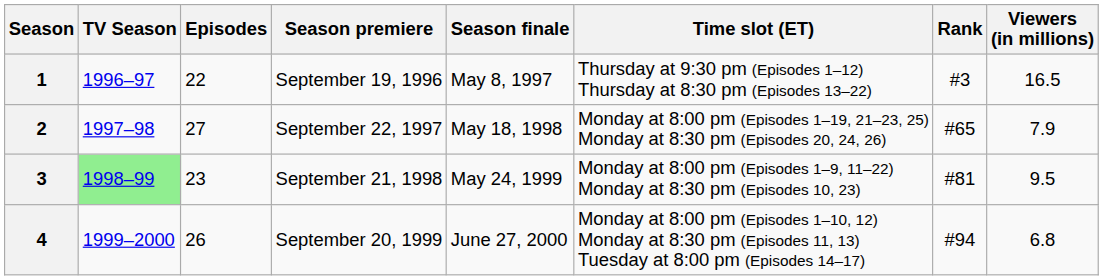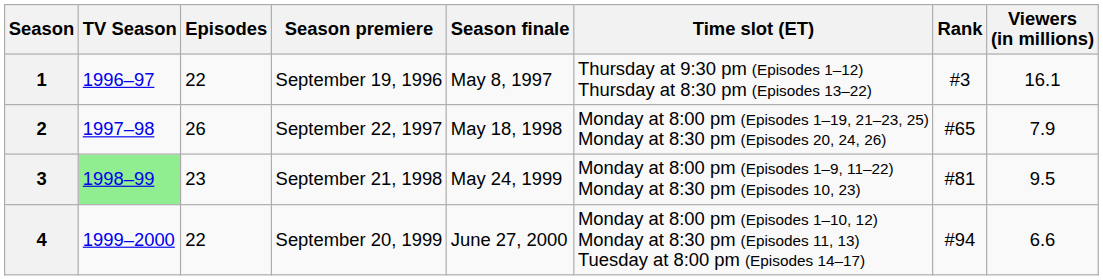(1042, 79) 16.5 -> (1042, 79) 16.1
(196, 129) 27 -> (196, 129) 26
(196, 239) 26 -> (196, 239) 22
(1043, 239) 6.8 -> (1043, 239) 6.6
